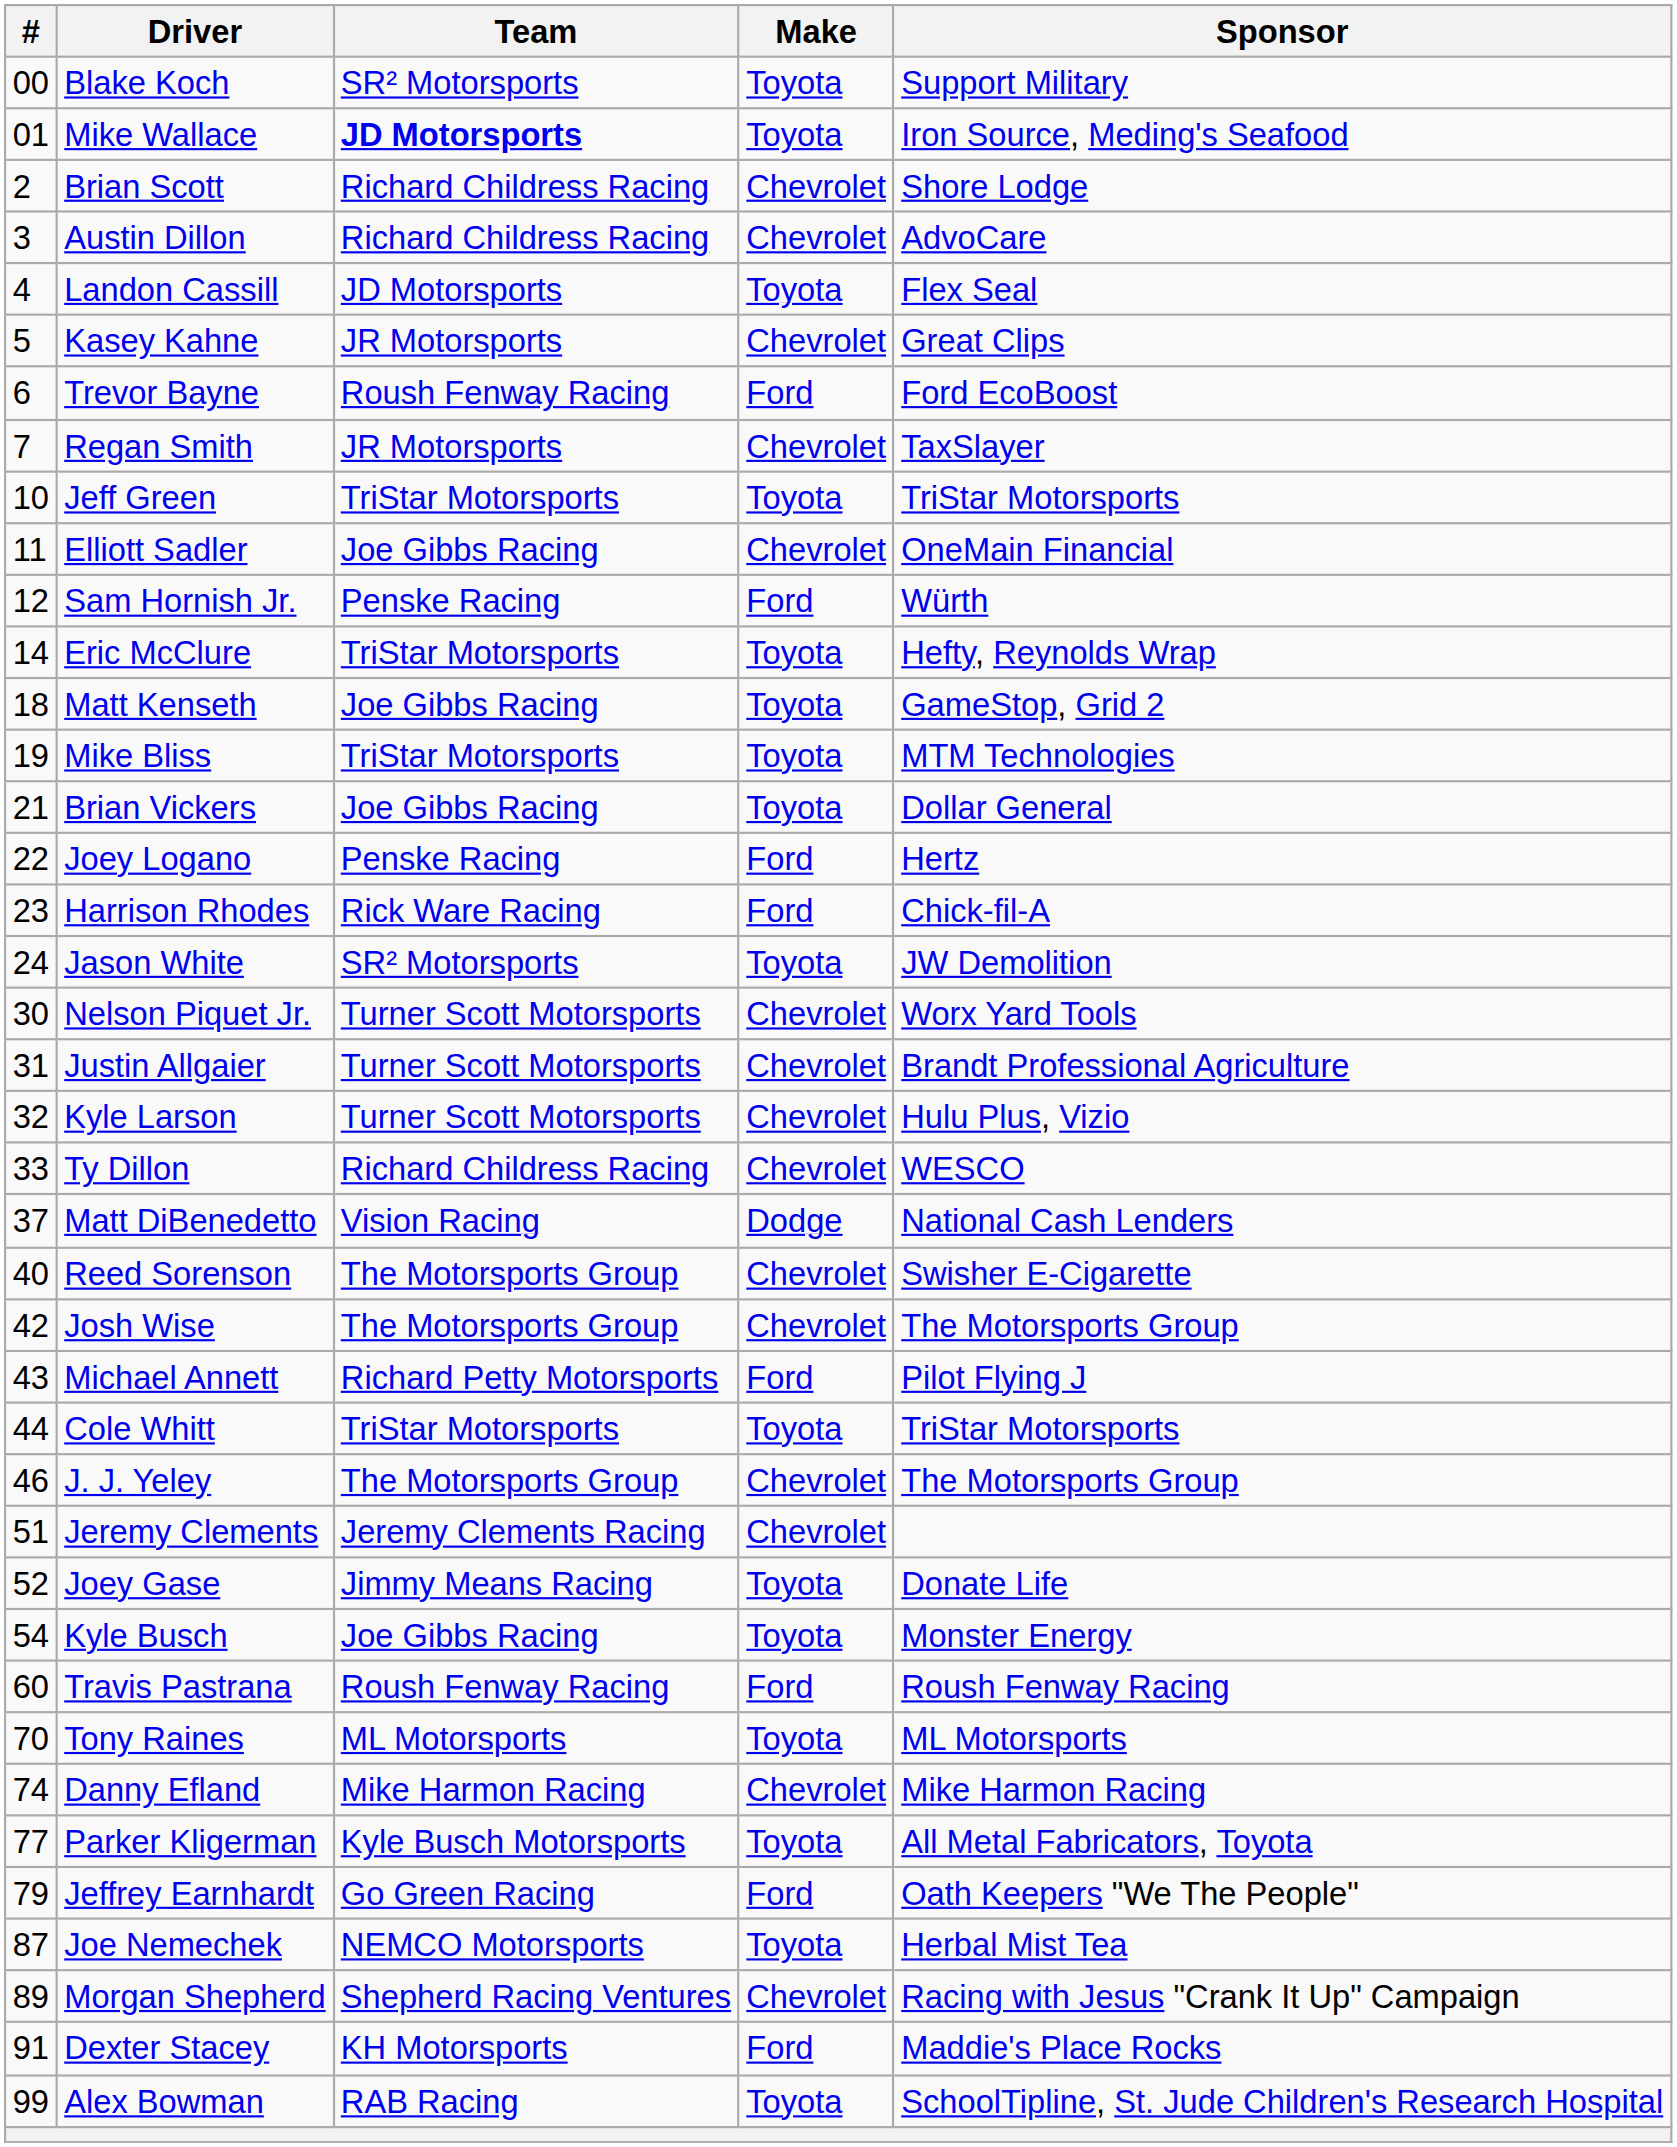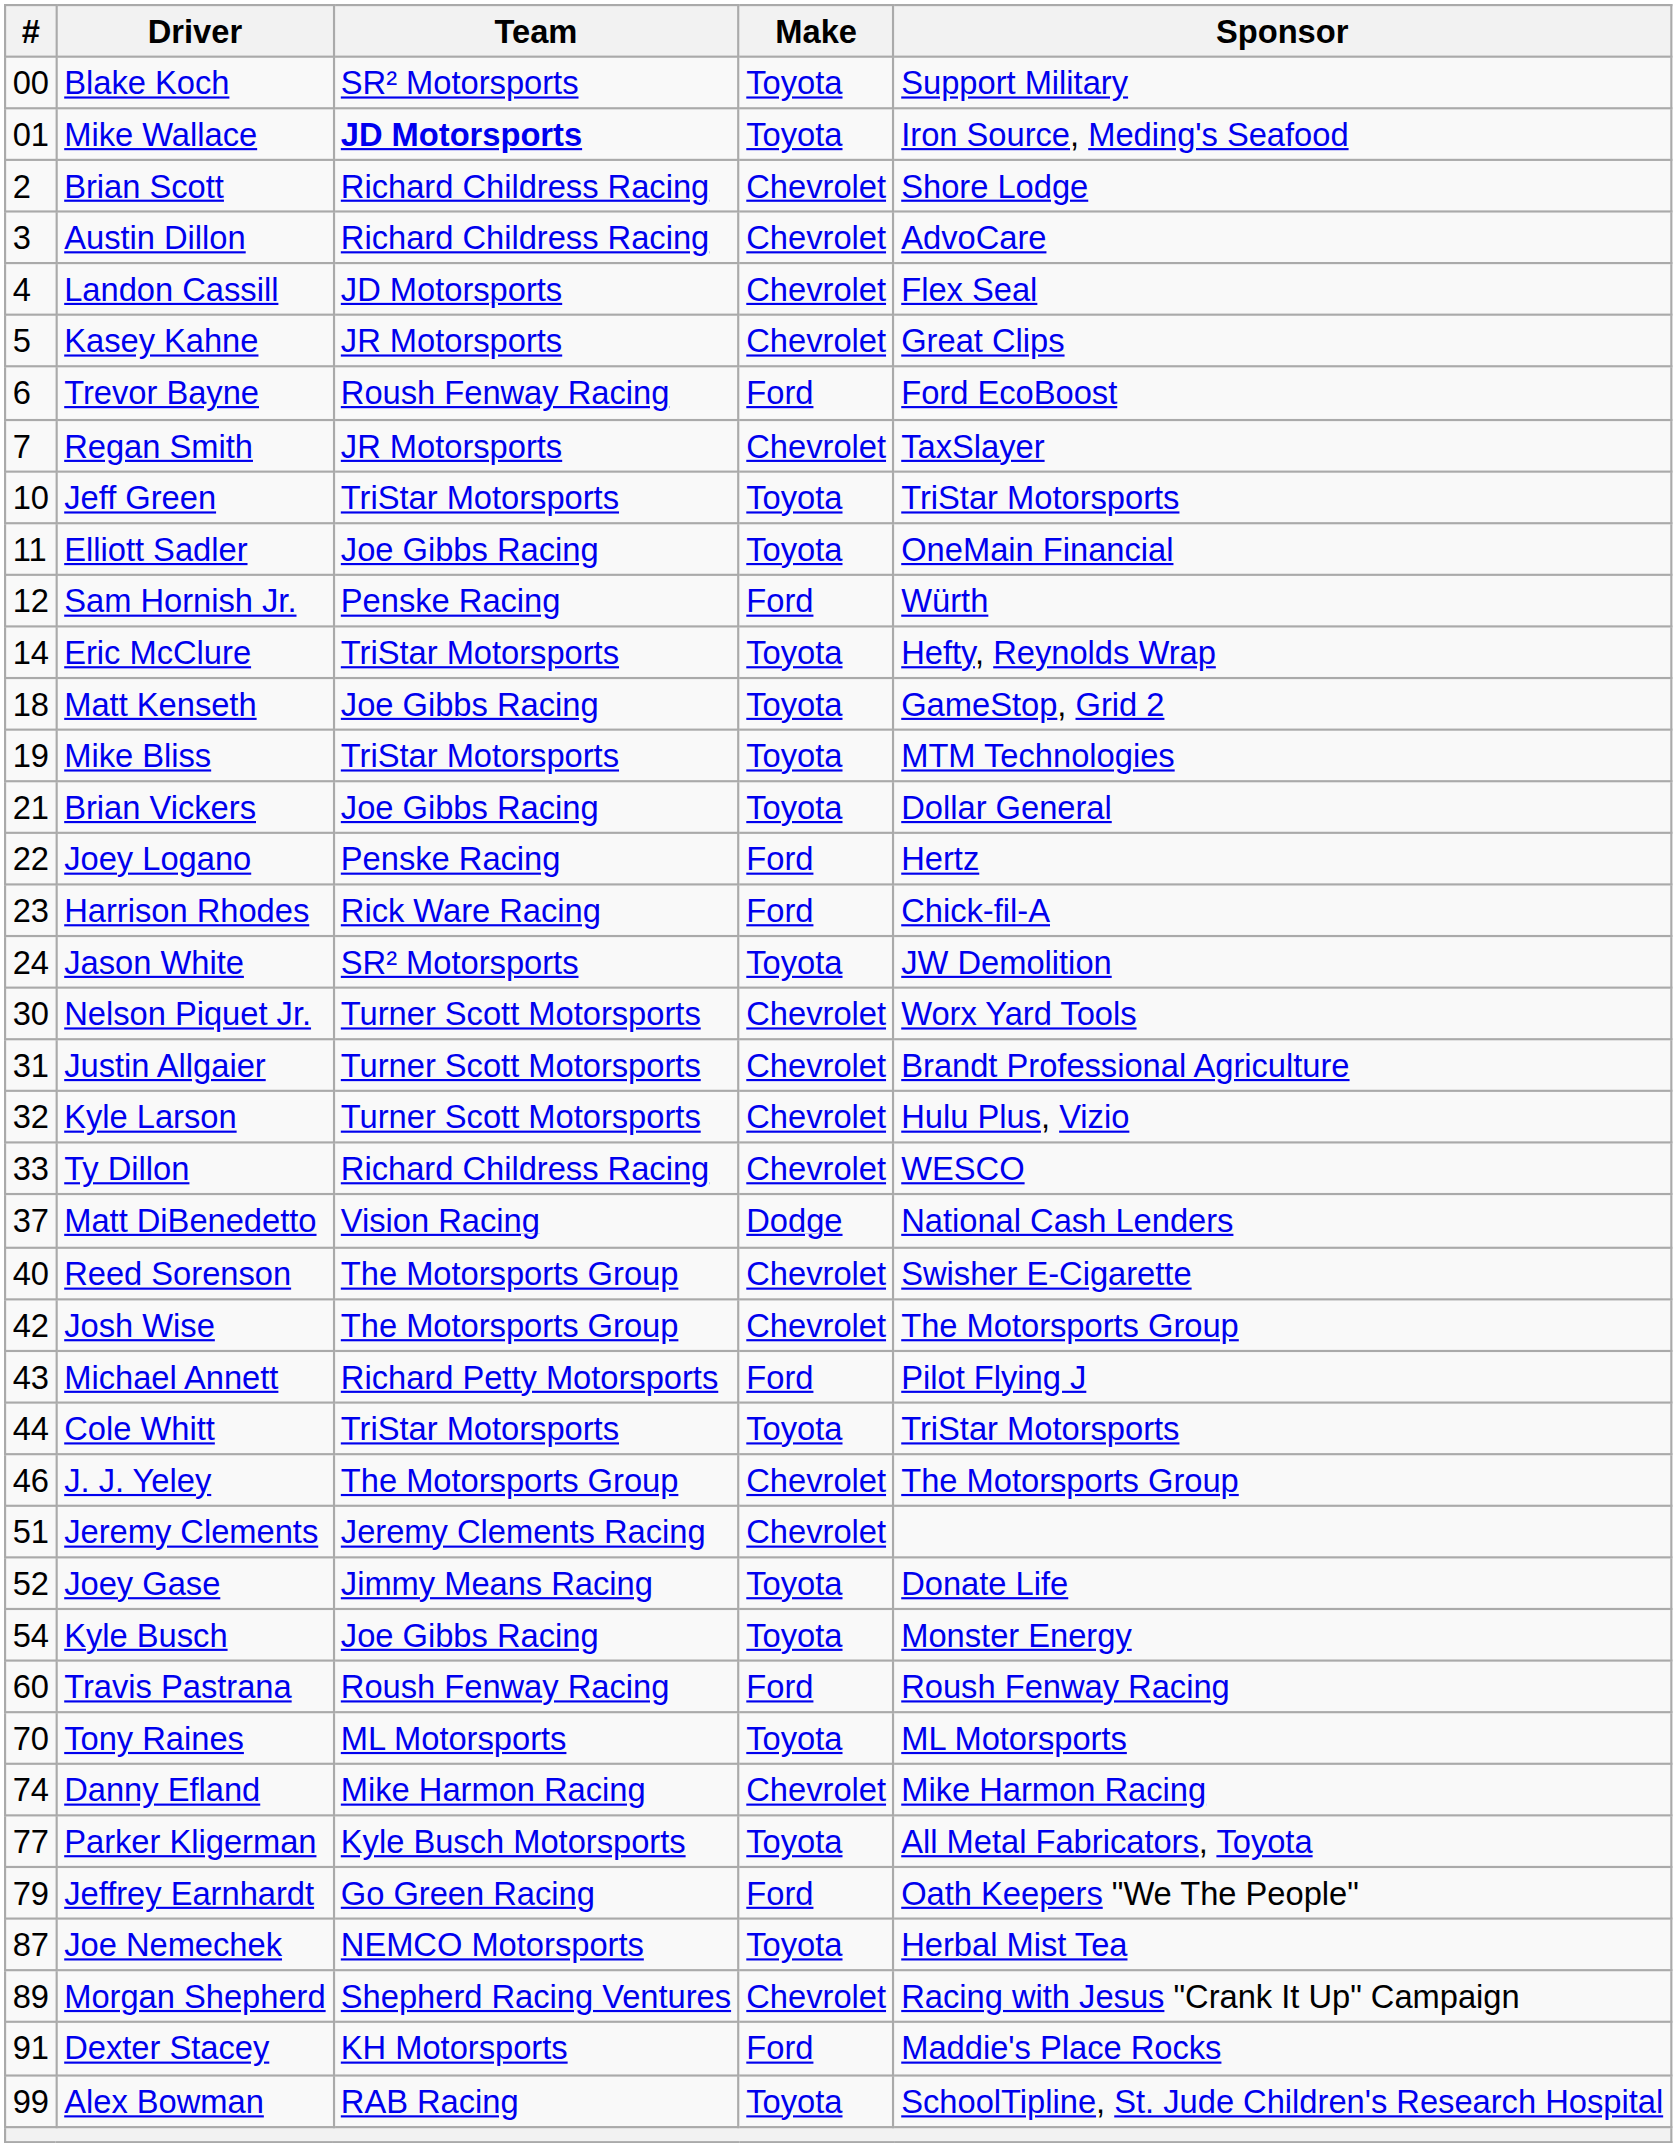(794, 290) Toyota -> (816, 290) Chevrolet
(816, 548) Chevrolet -> (794, 548) Toyota
